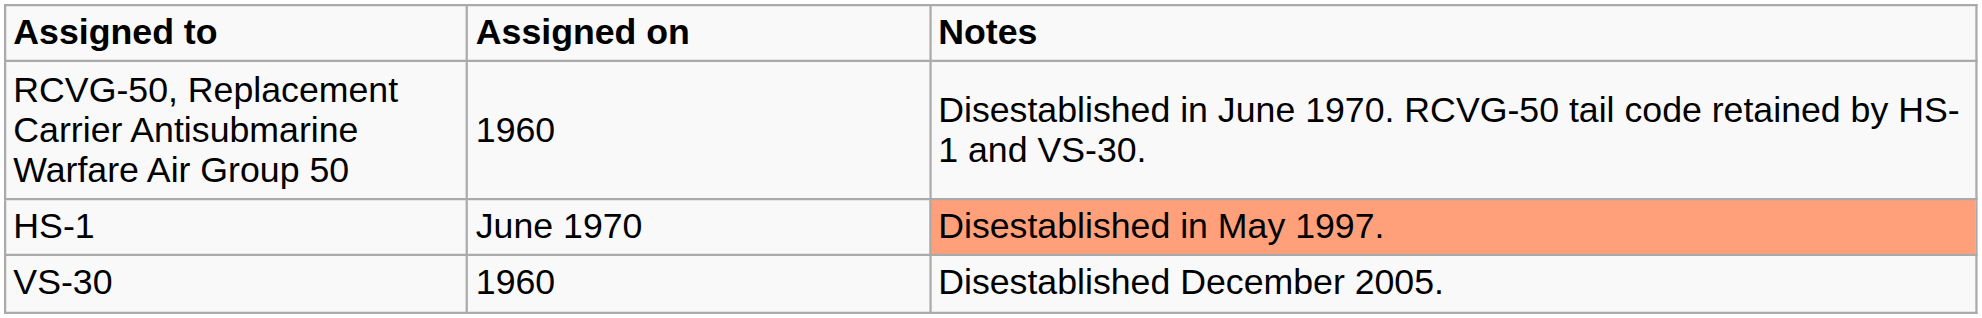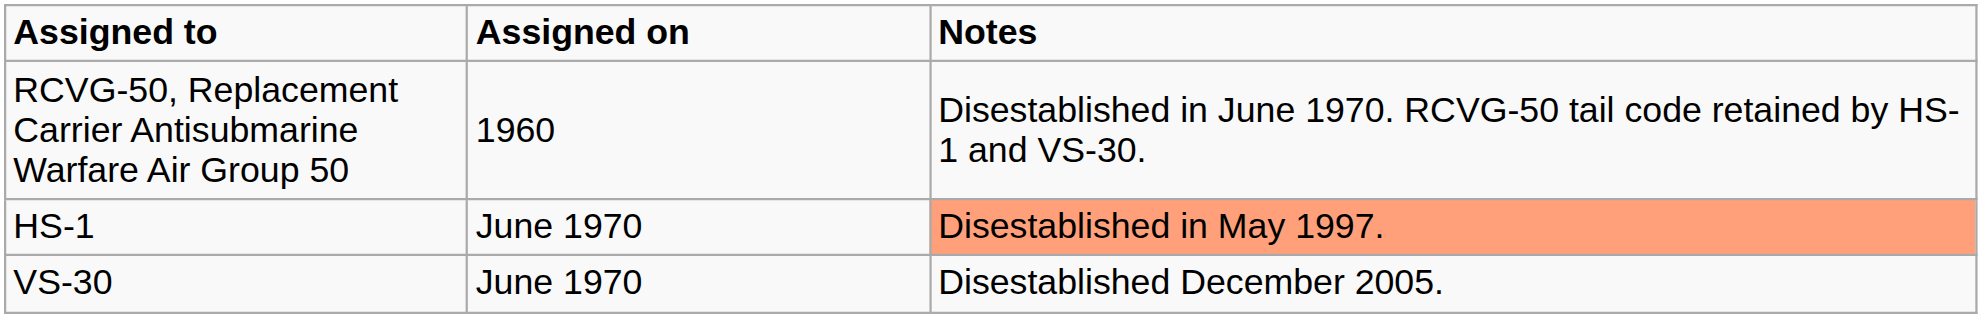(515, 282) 1960 -> (559, 282) June 1970
